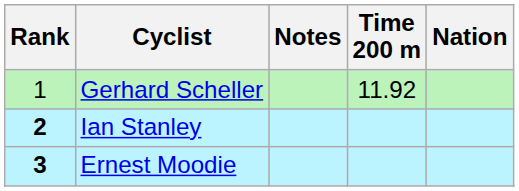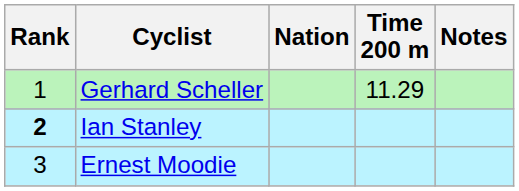columns swapped: (470, 37) <-> (308, 37)
(387, 89) 11.92 -> (395, 89) 11.29
(40, 165) bold -> (40, 165) normal
